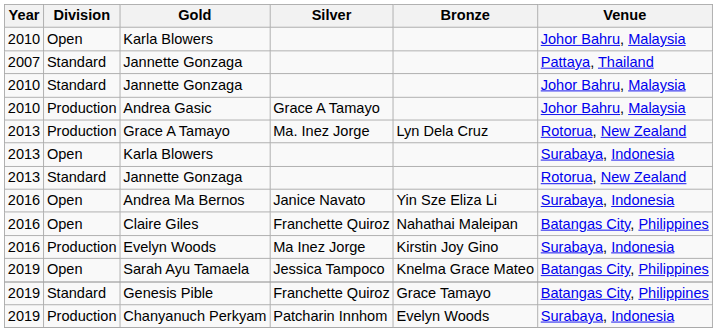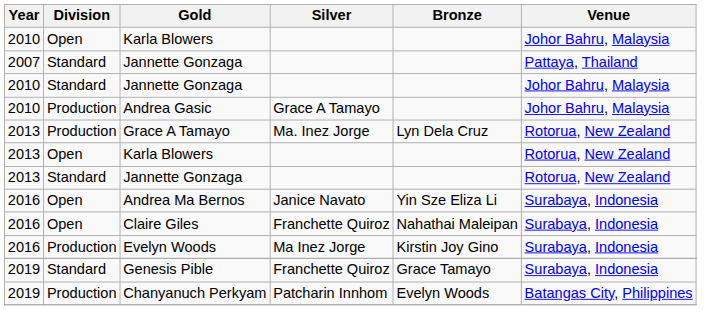(608, 154) Surabaya, Indonesia -> (597, 154) Rotorua, New Zealand
(625, 223) Batangas City, Philippines -> (591, 223) Surabaya, Indonesia
- row: (24, 270)
(625, 293) Batangas City, Philippines -> (591, 270) Surabaya, Indonesia
(608, 316) Surabaya, Indonesia -> (609, 293) Batangas City, Philippines
